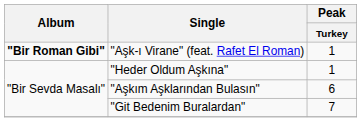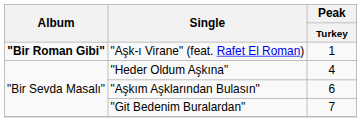(332, 70) 1 -> (332, 70) 4
